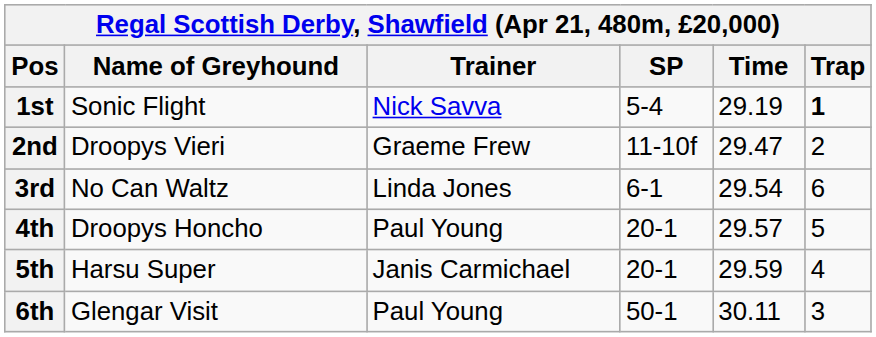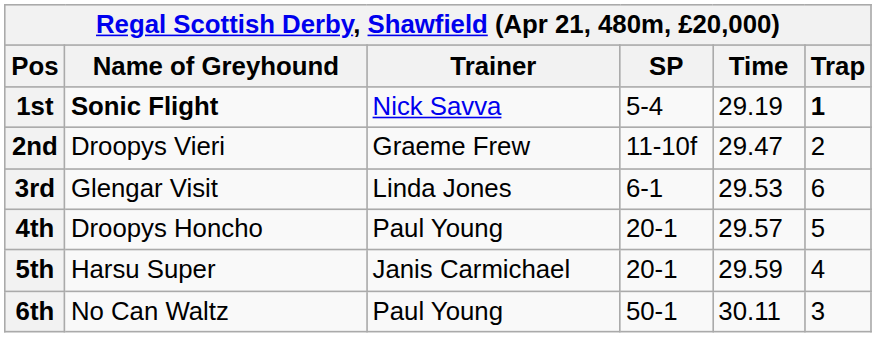(138, 106) normal -> (145, 106) bold
(150, 188) No Can Waltz -> (144, 188) Glengar Visit
(751, 188) 29.54 -> (751, 188) 29.53
(144, 310) Glengar Visit -> (150, 310) No Can Waltz
